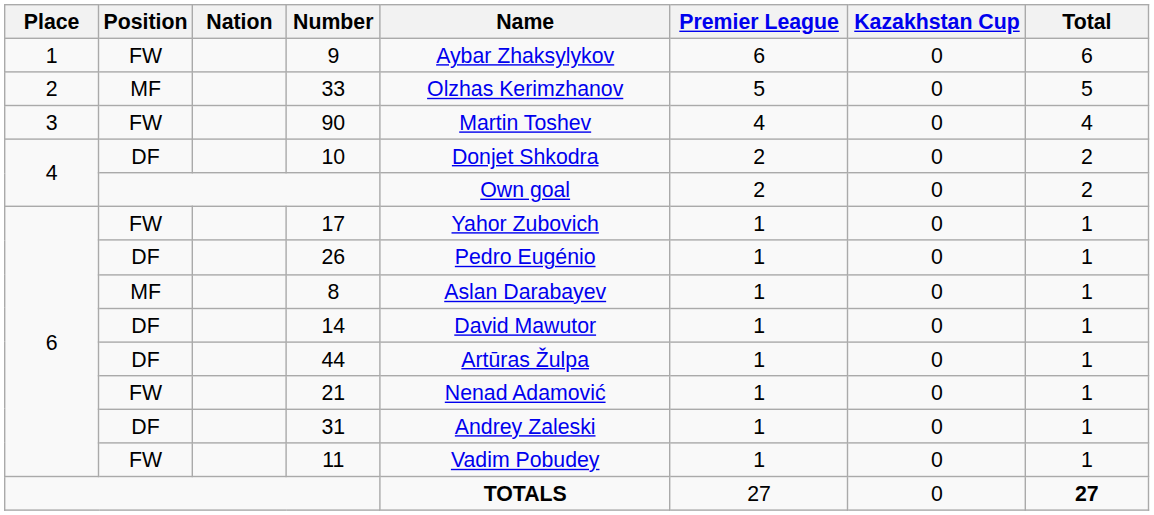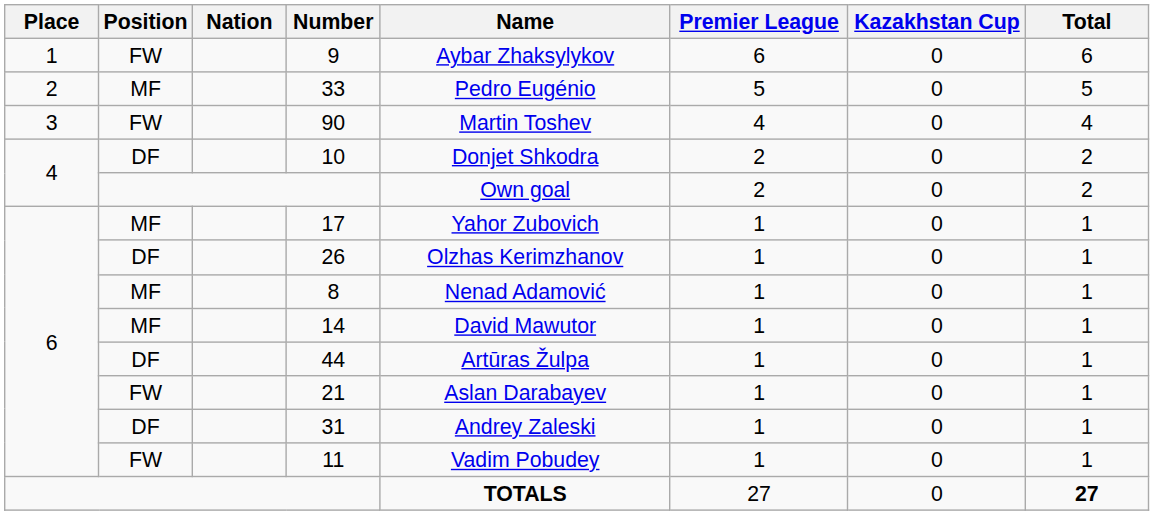(525, 89) Olzhas Kerimzhanov -> (525, 89) Pedro Eugénio
(146, 224) FW -> (146, 224) MF
(525, 258) Pedro Eugénio -> (525, 258) Olzhas Kerimzhanov
(525, 291) Aslan Darabayev -> (525, 291) Nenad Adamović
(146, 325) DF -> (146, 325) MF
(525, 392) Nenad Adamović -> (525, 392) Aslan Darabayev
